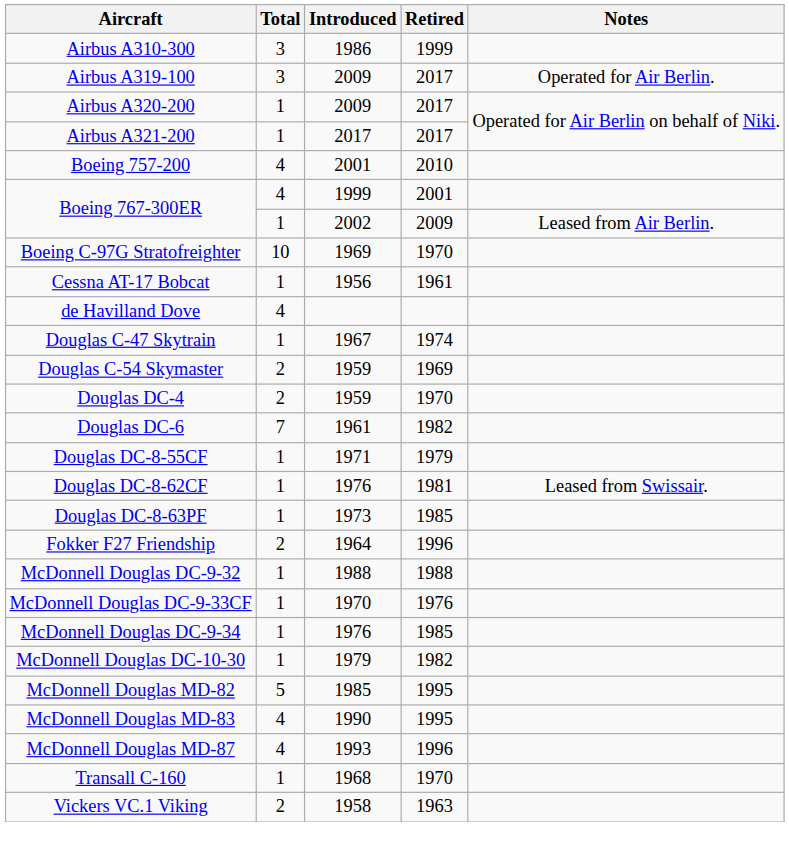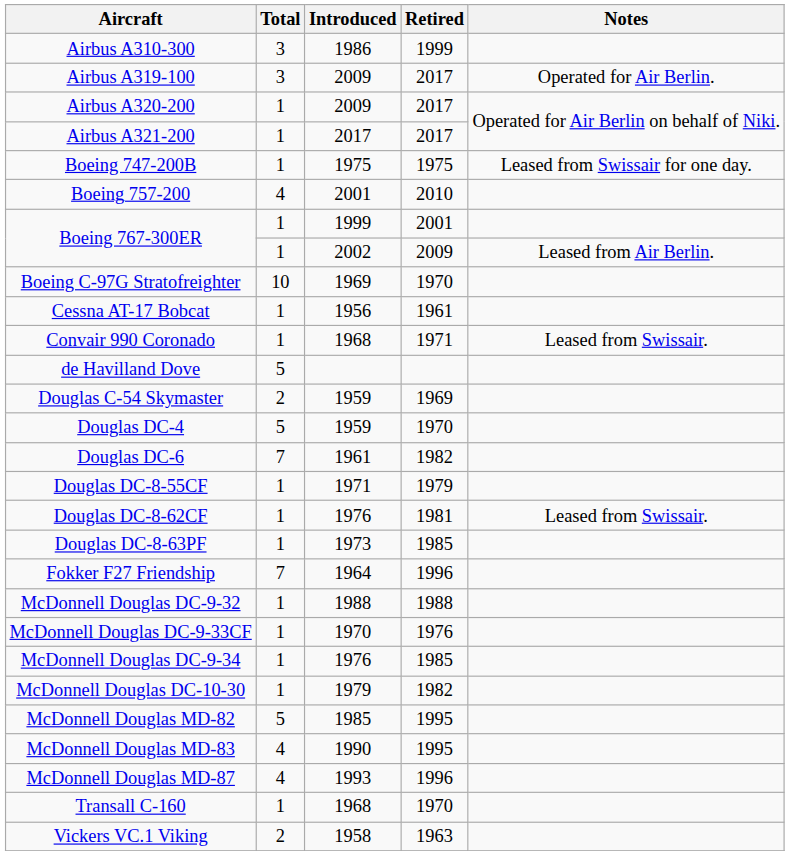+ row: (131, 164)
(280, 194) 4 -> (280, 223) 1
+ row: (131, 340)
(280, 310) 4 -> (280, 369) 5
- row: (131, 340)
(280, 398) 2 -> (280, 427) 5
(280, 544) 2 -> (280, 573) 7
